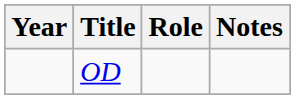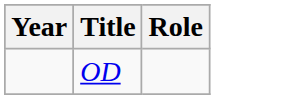- column: (249, 26)
